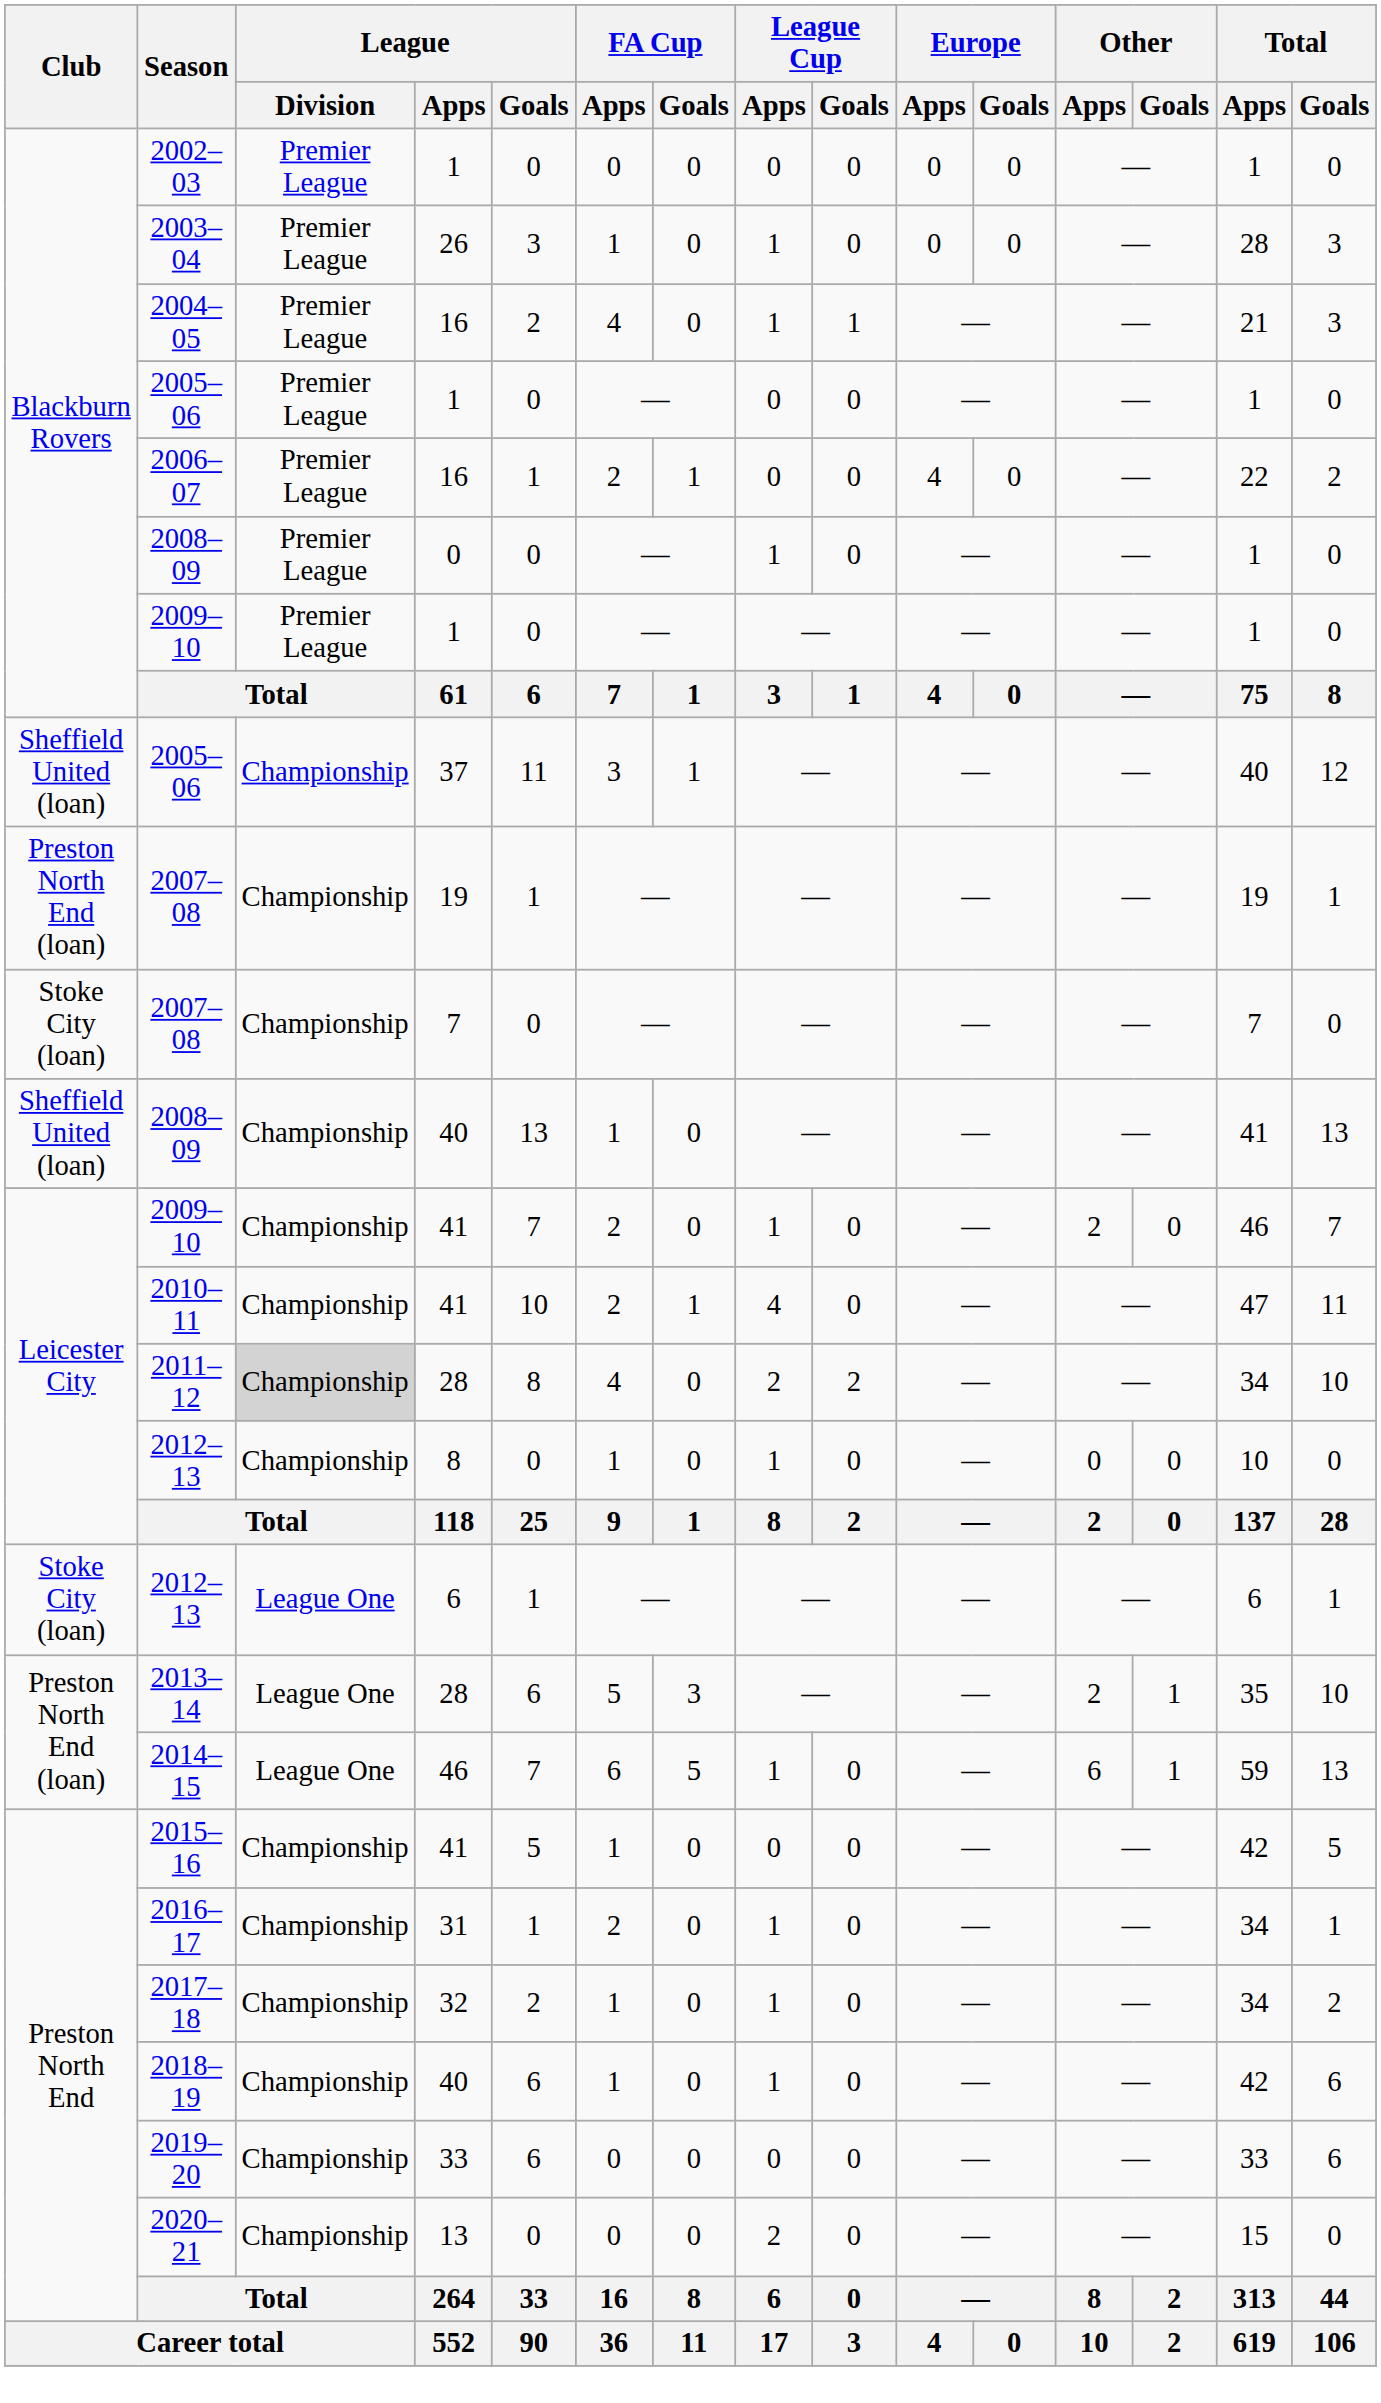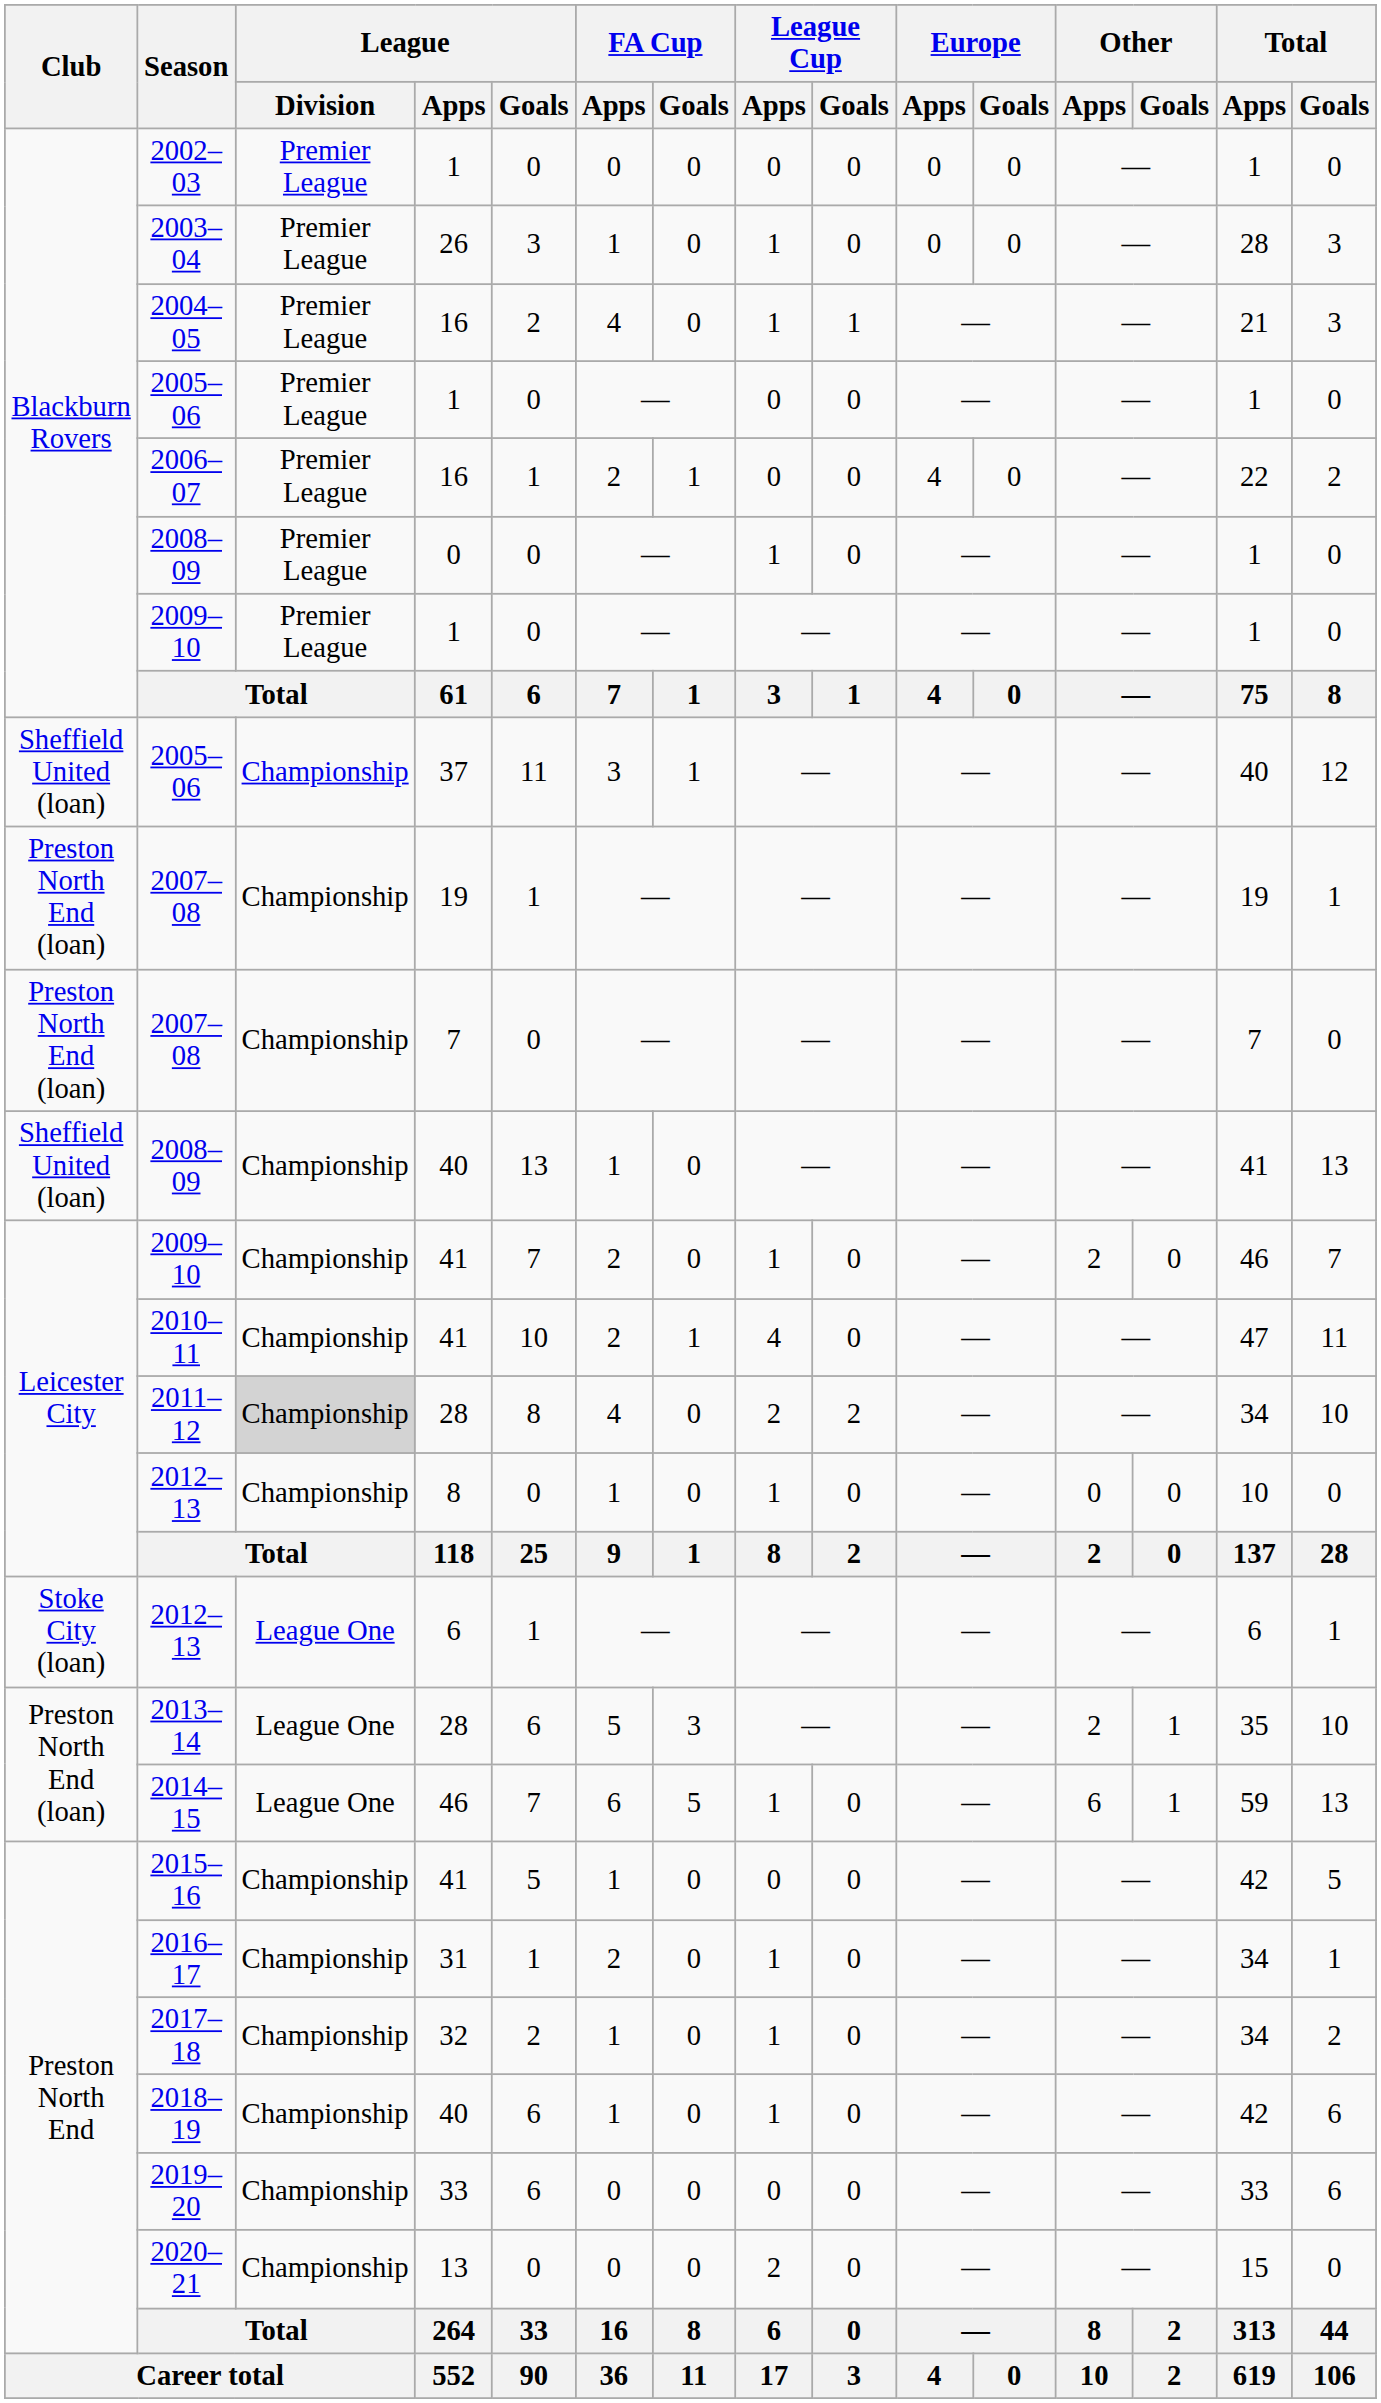(71, 1023) Stoke City (loan) -> (71, 1039) Preston North End (loan)
